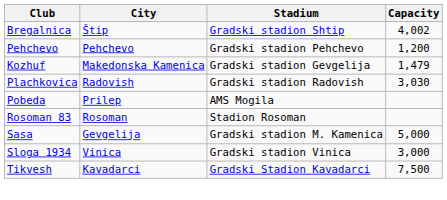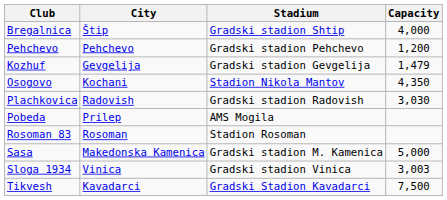(414, 30) 4,002 -> (414, 30) 4,000
(144, 65) Makedonska Kamenica -> (112, 65) Gevgelija
+ row: (29, 83)
(112, 135) Gevgelija -> (144, 152) Makedonska Kamenica
(414, 152) 3,000 -> (414, 169) 3,003
